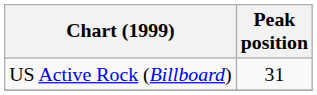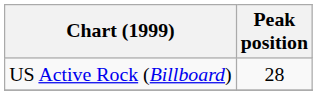(274, 74) 31 -> (274, 74) 28
